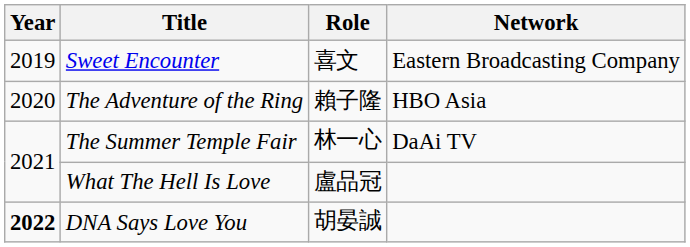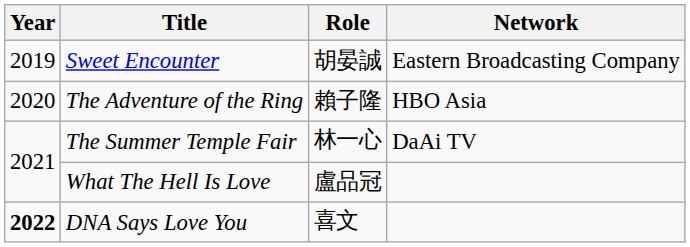(336, 59) 喜文 -> (348, 59) 胡晏誠
(348, 221) 胡晏誠 -> (336, 221) 喜文
